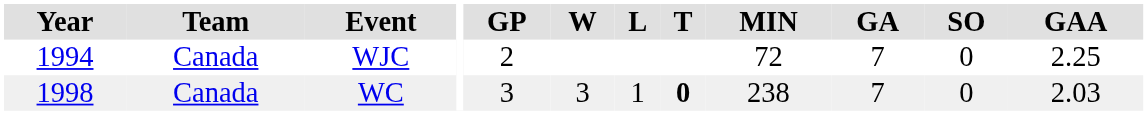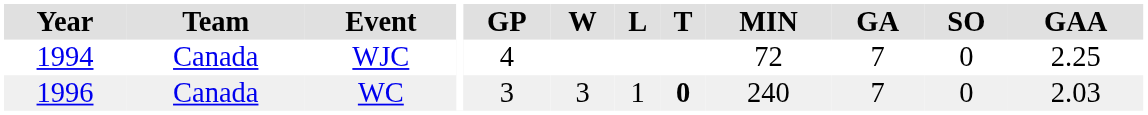(507, 57) 2 -> (507, 57) 4
(65, 92) 1998 -> (65, 92) 1996
(768, 92) 238 -> (768, 92) 240
